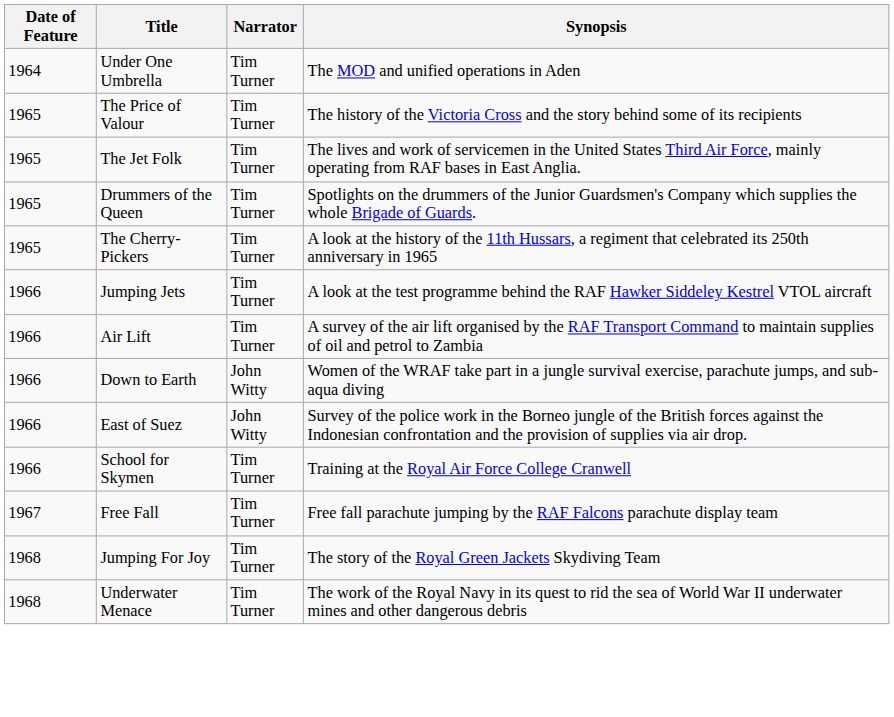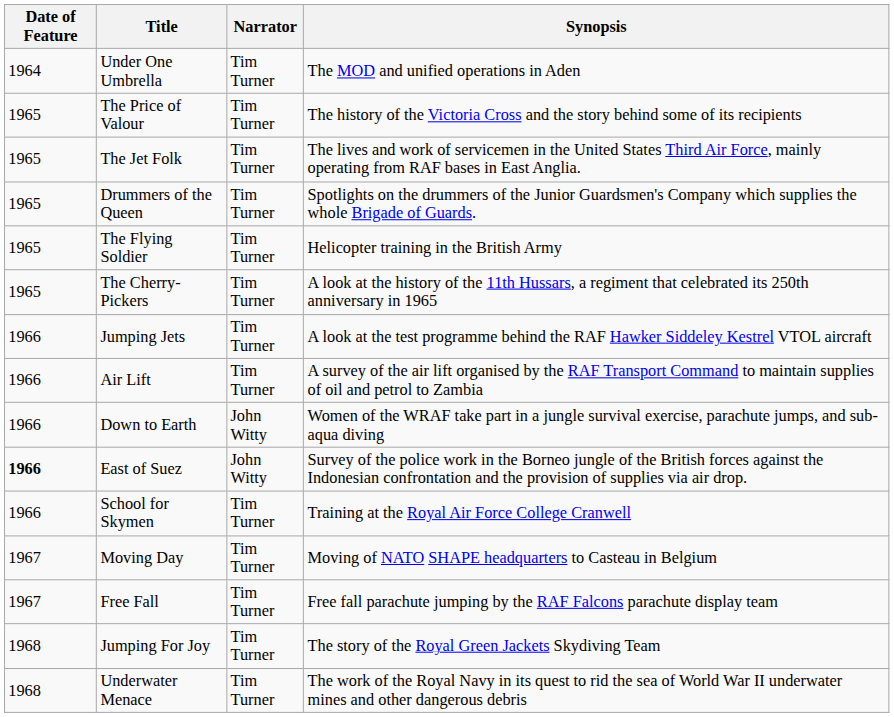+ row: (136, 247)
(25, 424) normal -> (25, 469) bold
+ row: (142, 557)
